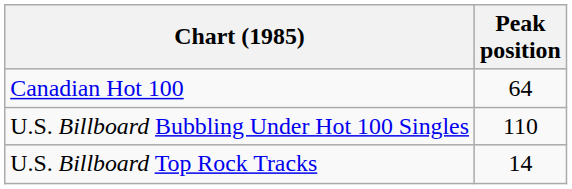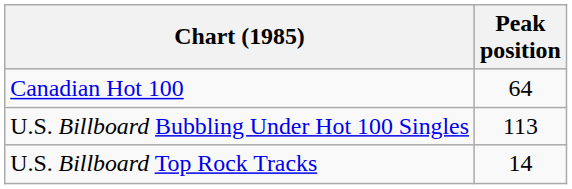(520, 125) 110 -> (520, 125) 113
